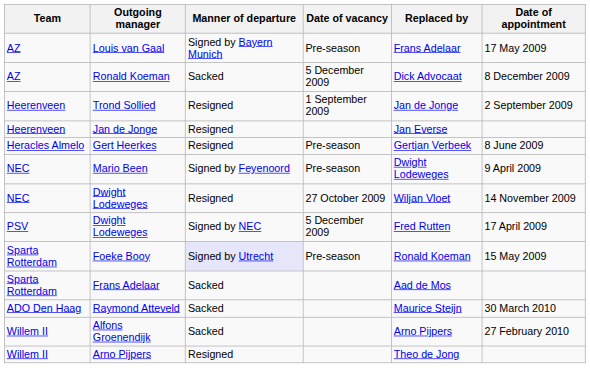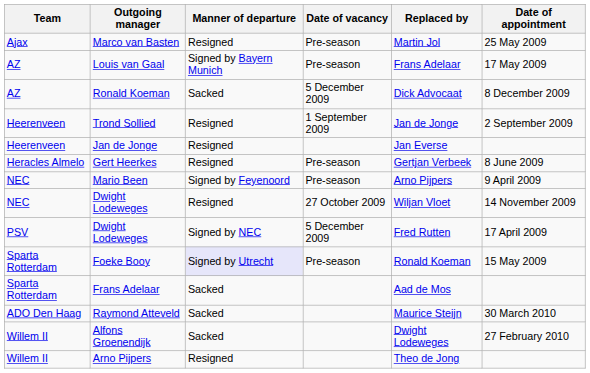+ row: (17, 42)
(421, 169) Dwight Lodeweges -> (423, 180) Arno Pijpers
(423, 331) Arno Pijpers -> (421, 336) Dwight Lodeweges
